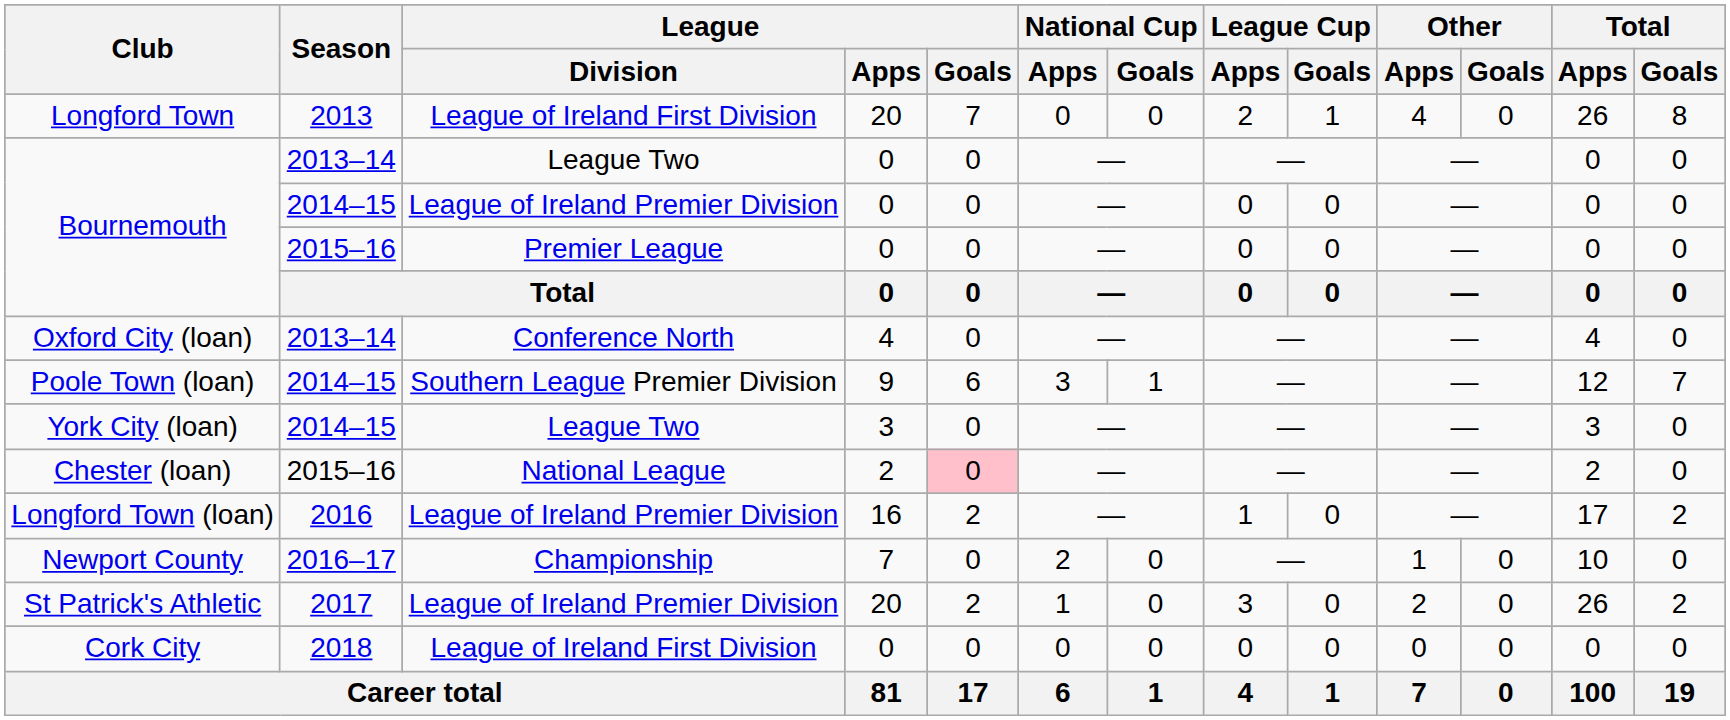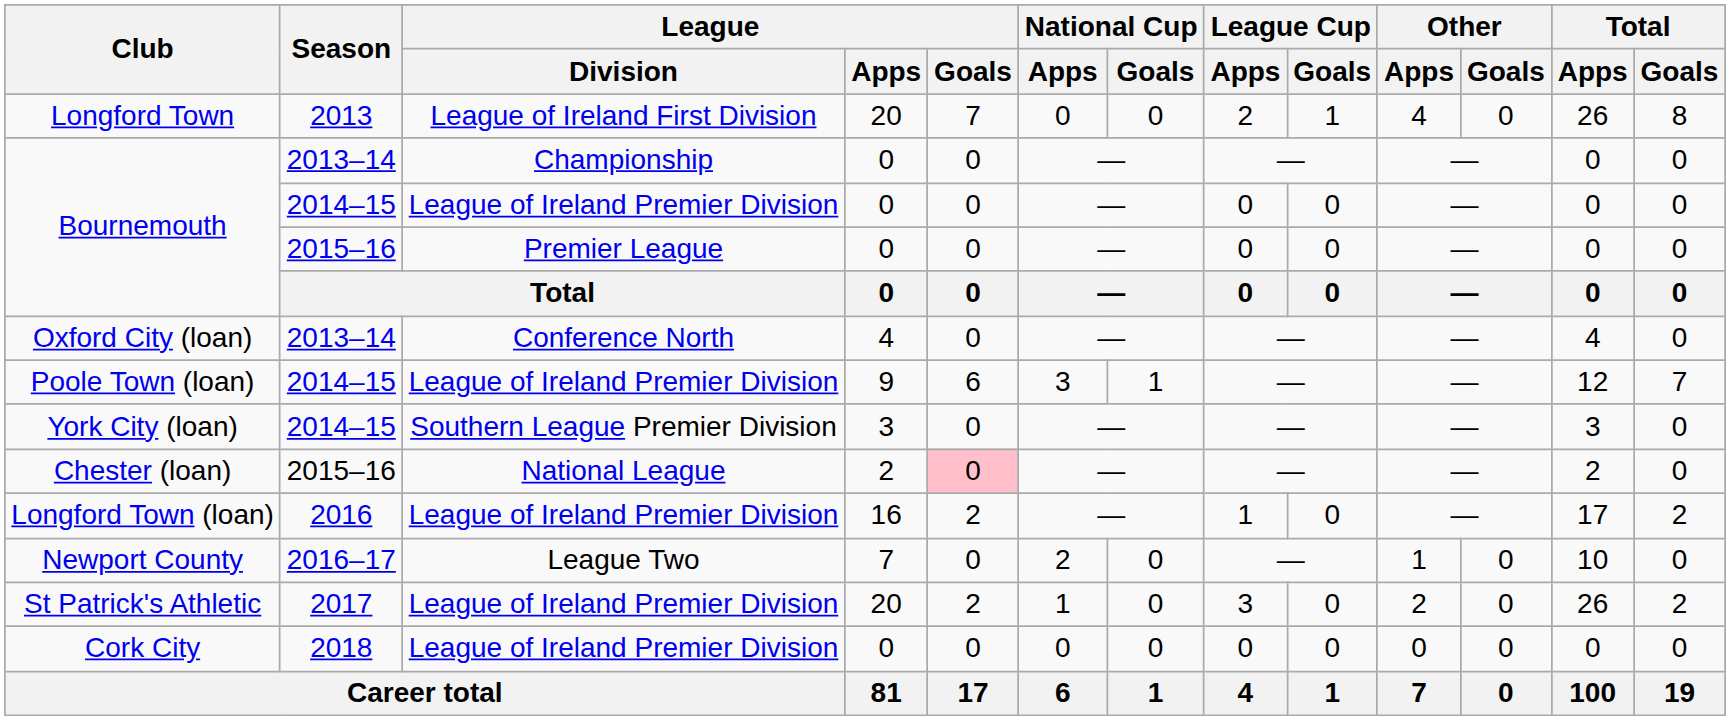(623, 159) League Two -> (624, 159) Championship
(623, 381) Southern League Premier Division -> (624, 381) League of Ireland Premier Division
(623, 426) League Two -> (623, 426) Southern League Premier Division
(624, 559) Championship -> (623, 559) League Two
(624, 648) League of Ireland First Division -> (624, 648) League of Ireland Premier Division
